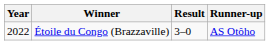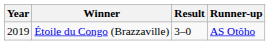(18, 31) 2022 -> (18, 31) 2019
